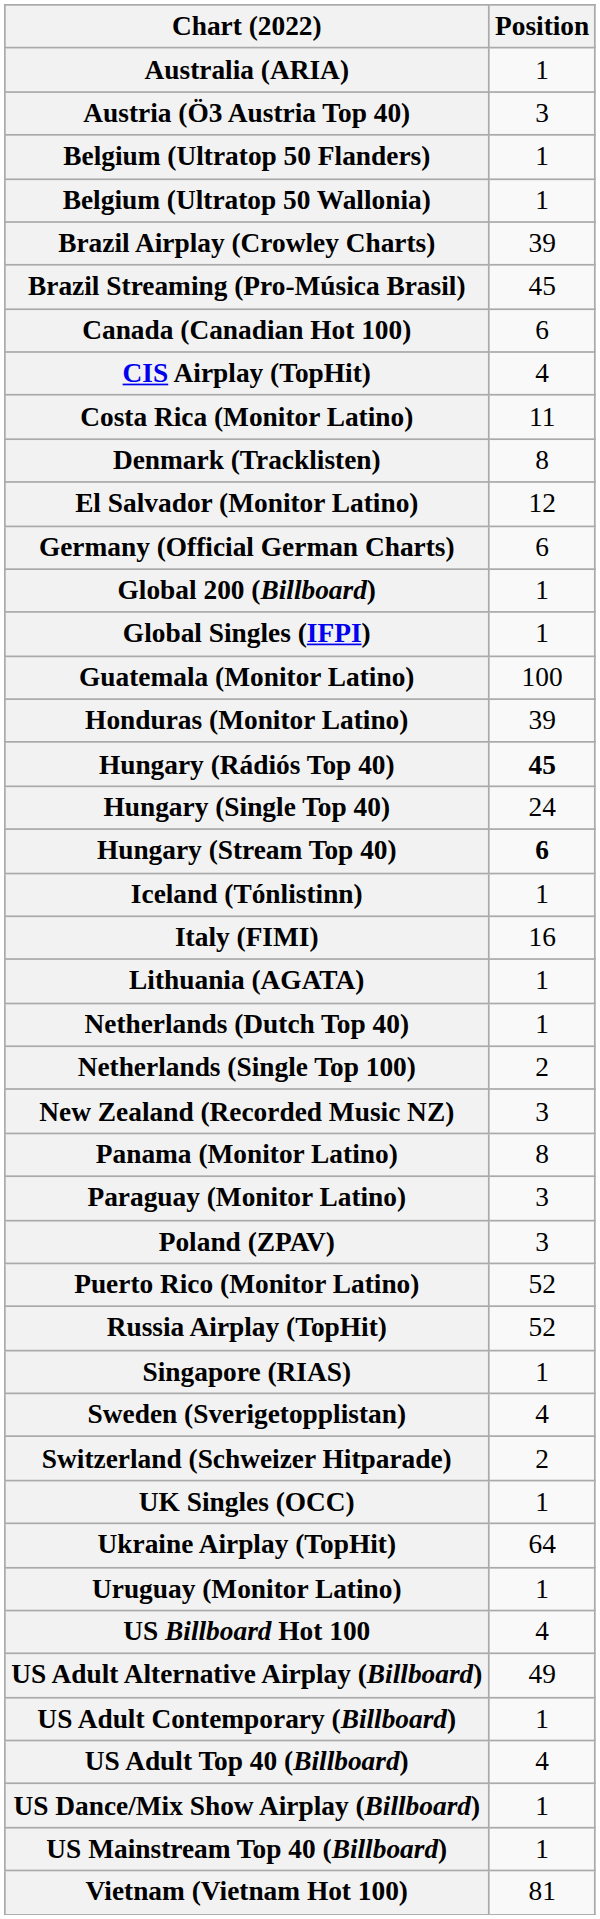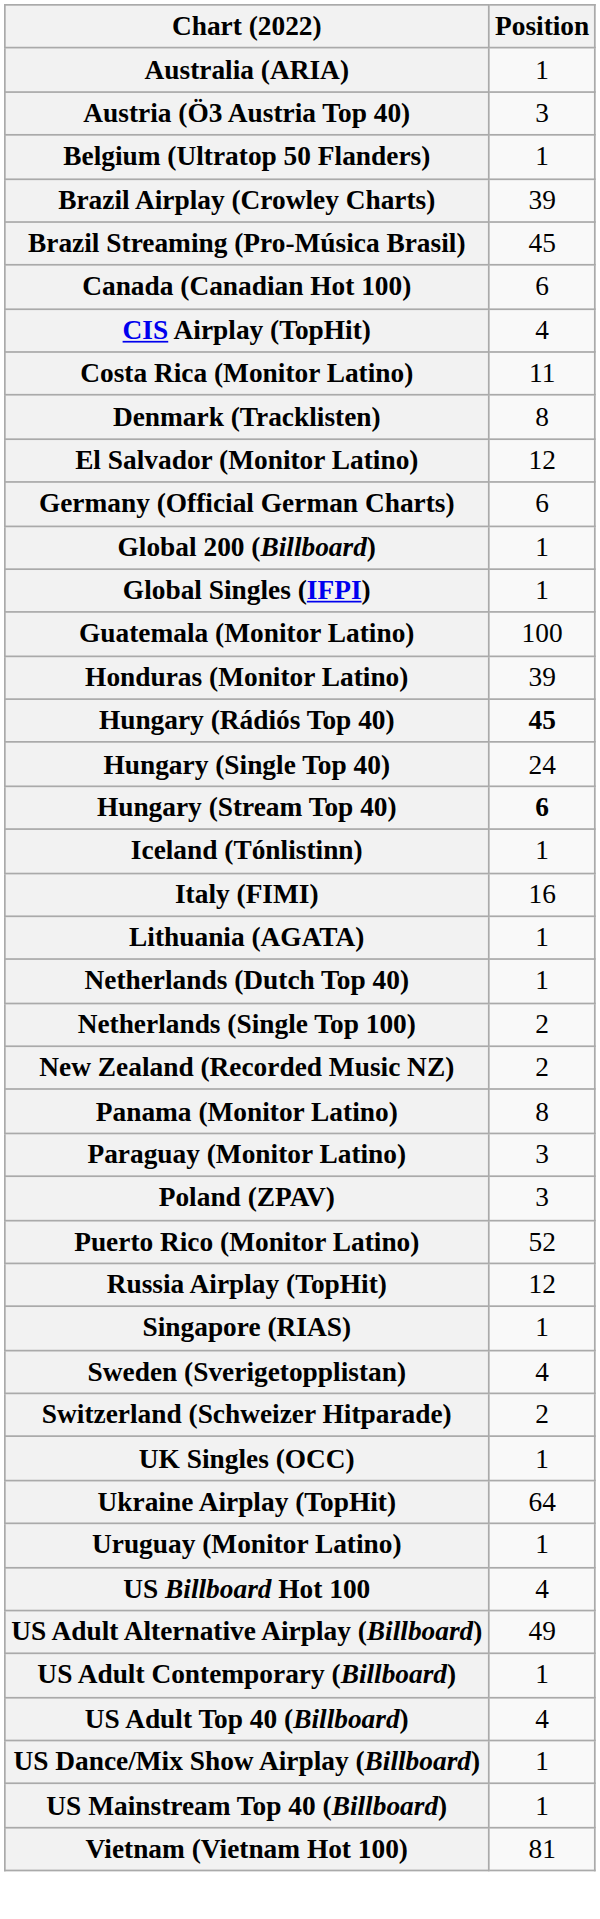- row: (247, 199)
(542, 1110) 3 -> (542, 1067) 2
(542, 1327) 52 -> (542, 1284) 12
